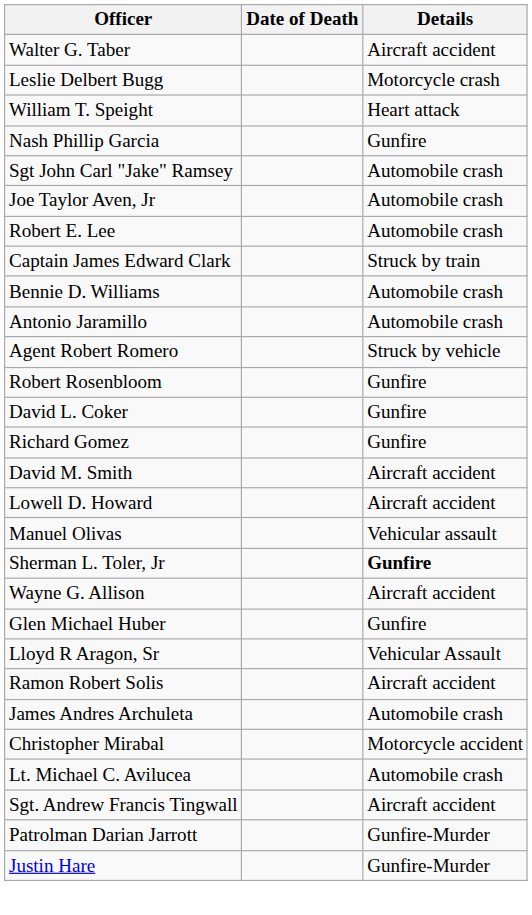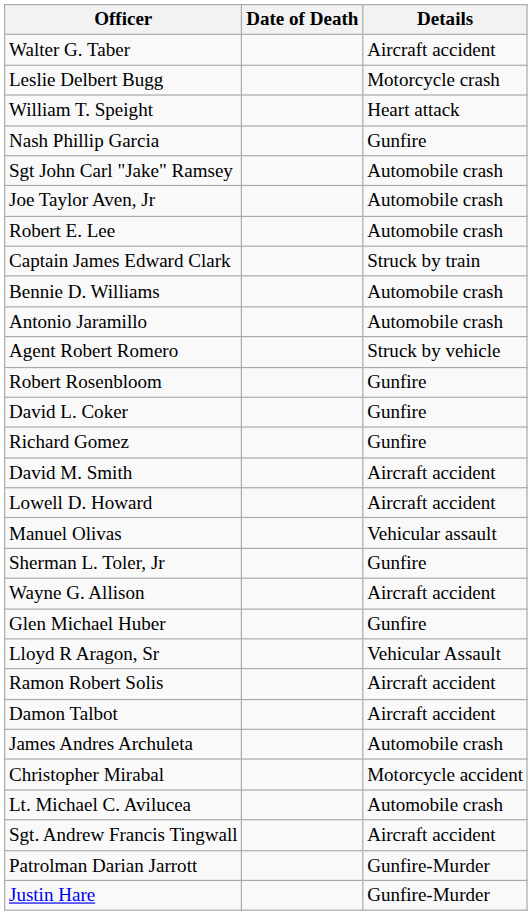(399, 563) bold -> (397, 563) normal
+ row: (63, 714)
